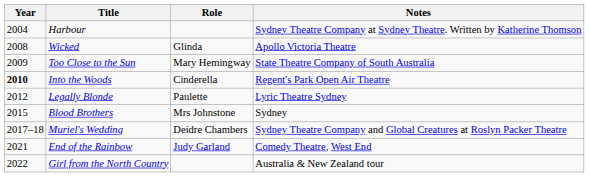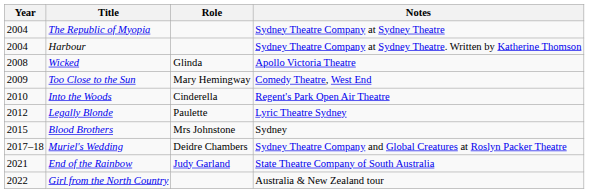+ row: (99, 29)
(345, 63) State Theatre Company of South Australia -> (313, 79) Comedy Theatre, West End
(17, 79) bold -> (17, 96) normal
(313, 146) Comedy Theatre, West End -> (345, 163) State Theatre Company of South Australia
